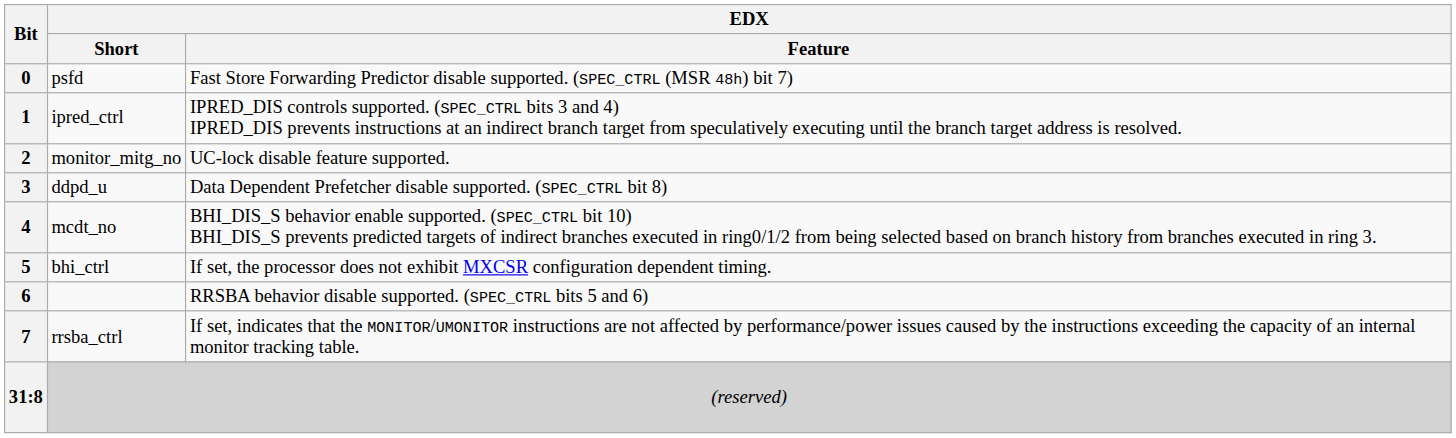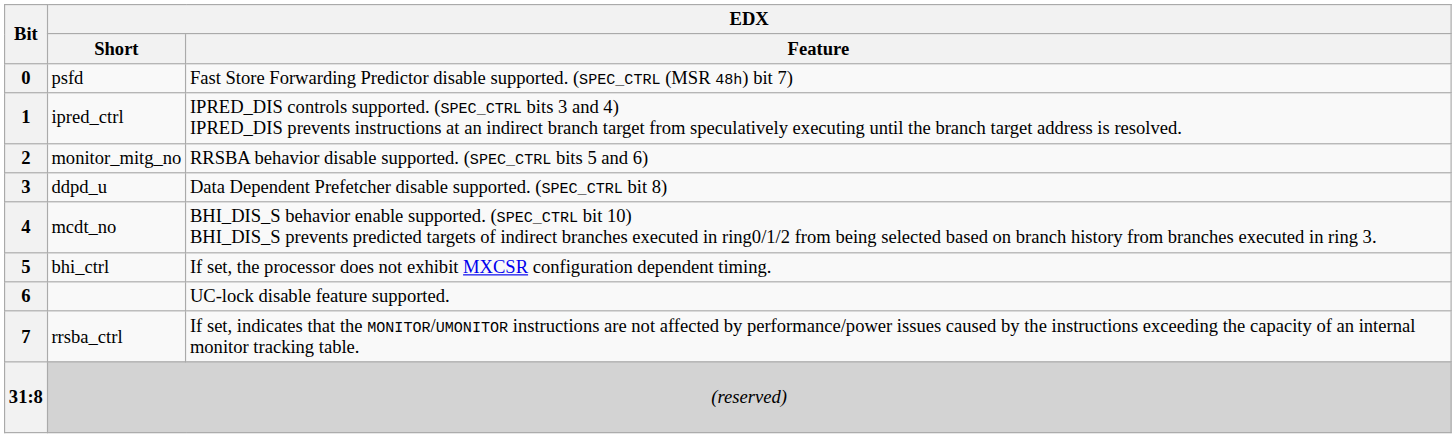(320, 157) UC-lock disable feature supported. -> (419, 158) RRSBA behavior disable supported. (SPEC_CTRL bits 5 and 6)
(419, 297) RRSBA behavior disable supported. (SPEC_CTRL bits 5 and 6) -> (320, 296) UC-lock disable feature supported.
